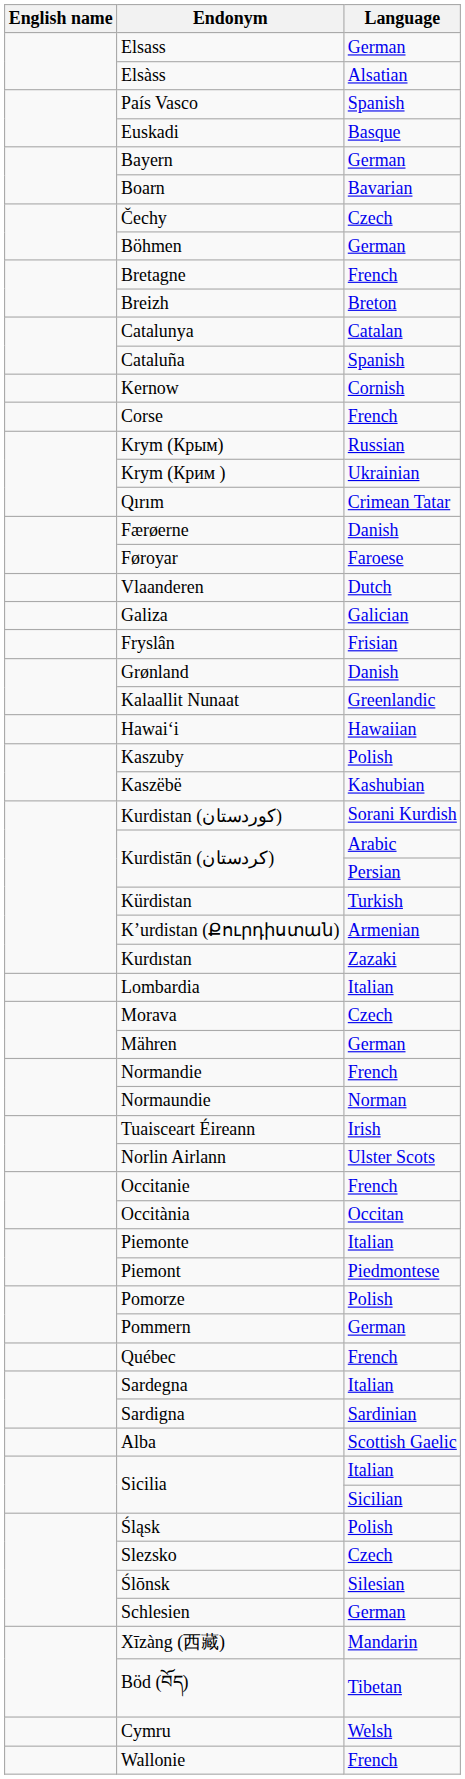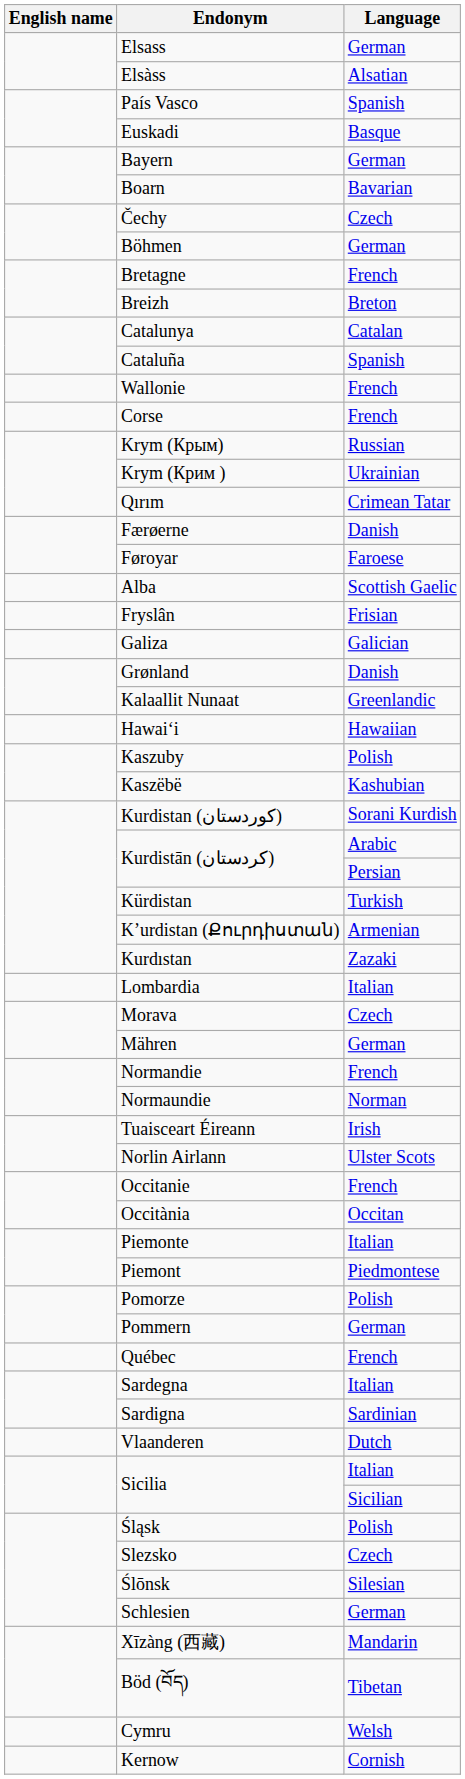rows swapped: (150, 388) <-> (153, 1759)
rows swapped: (162, 587) <-> (138, 1441)
rows swapped: (148, 643) <-> (144, 615)
